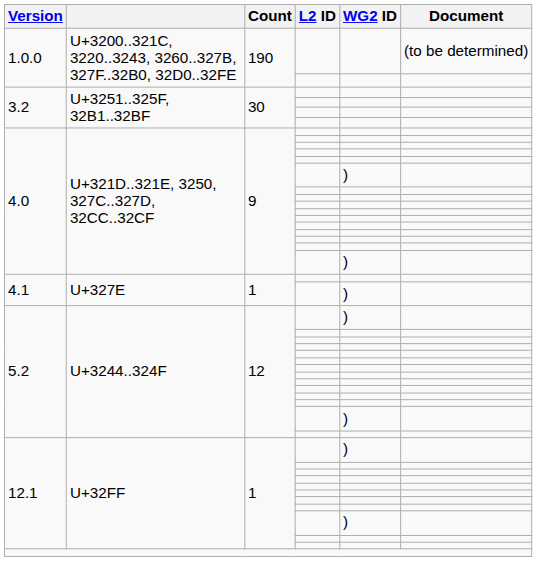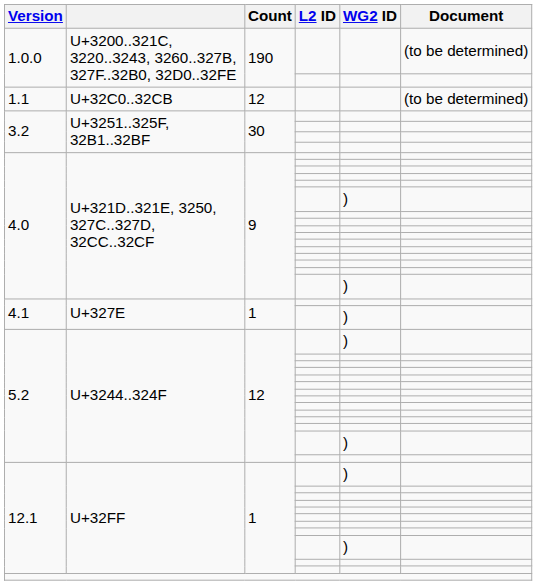+ row: (19, 98)
